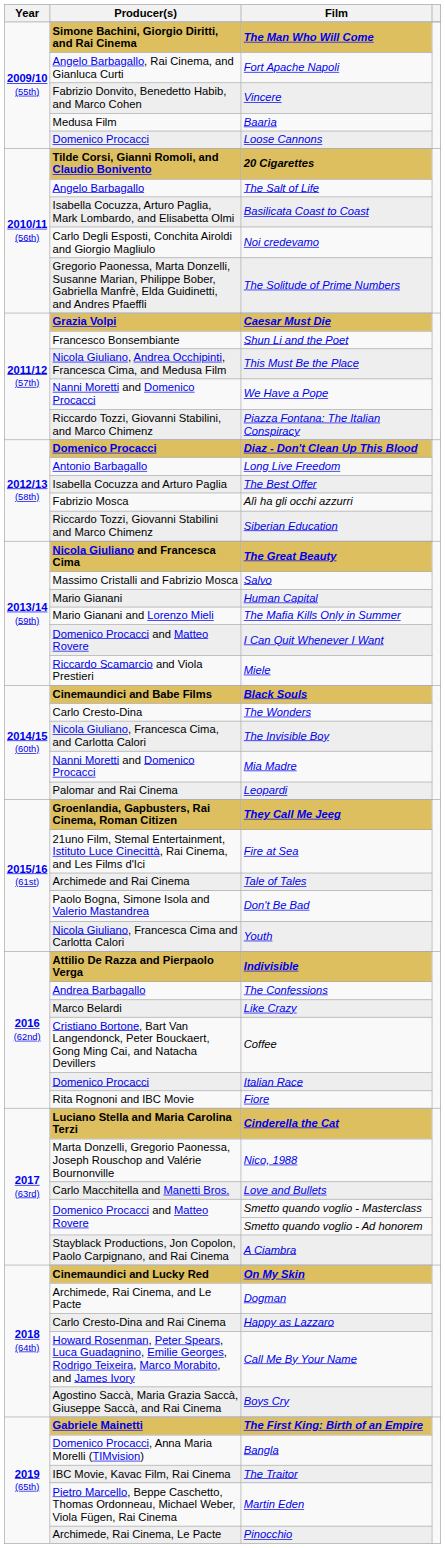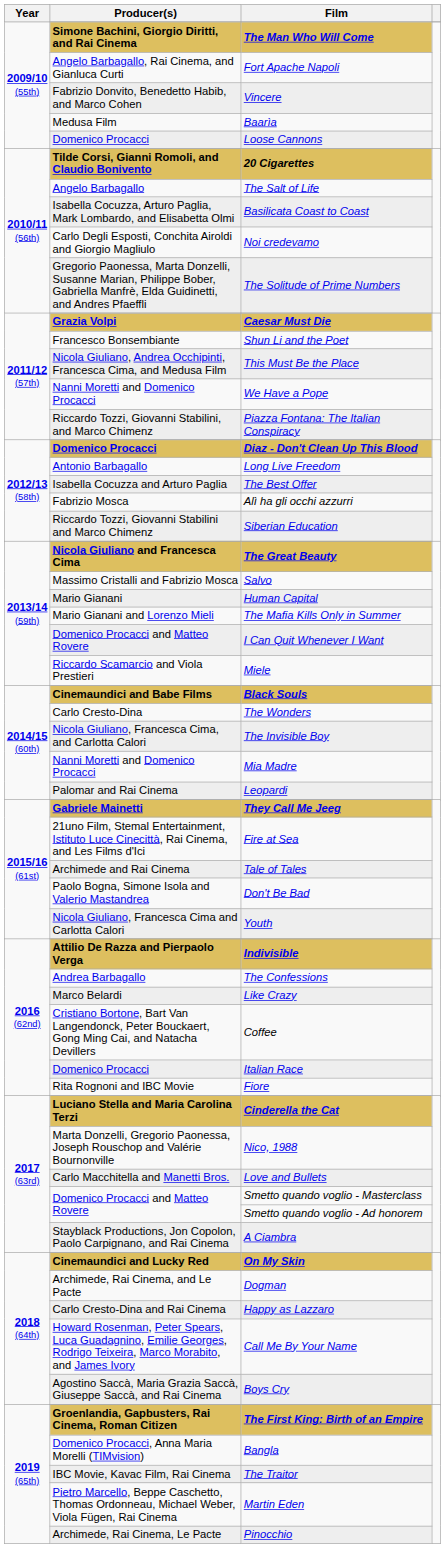(131, 814) Groenlandia, Gapbusters, Rai Cinema, Roman Citizen -> (98, 808) Gabriele Mainetti
(98, 1426) Gabriele Mainetti -> (131, 1419) Groenlandia, Gapbusters, Rai Cinema, Roman Citizen
